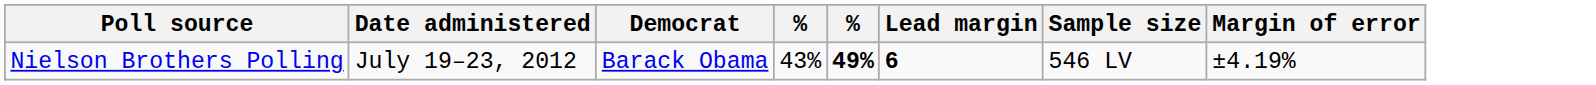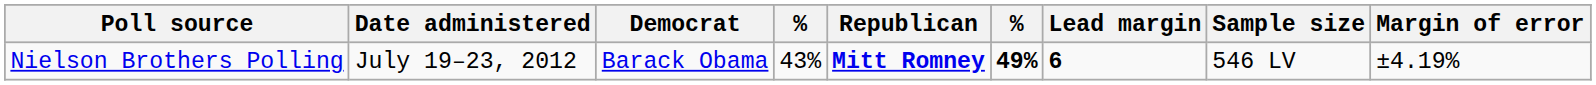+ column: (909, 24)
